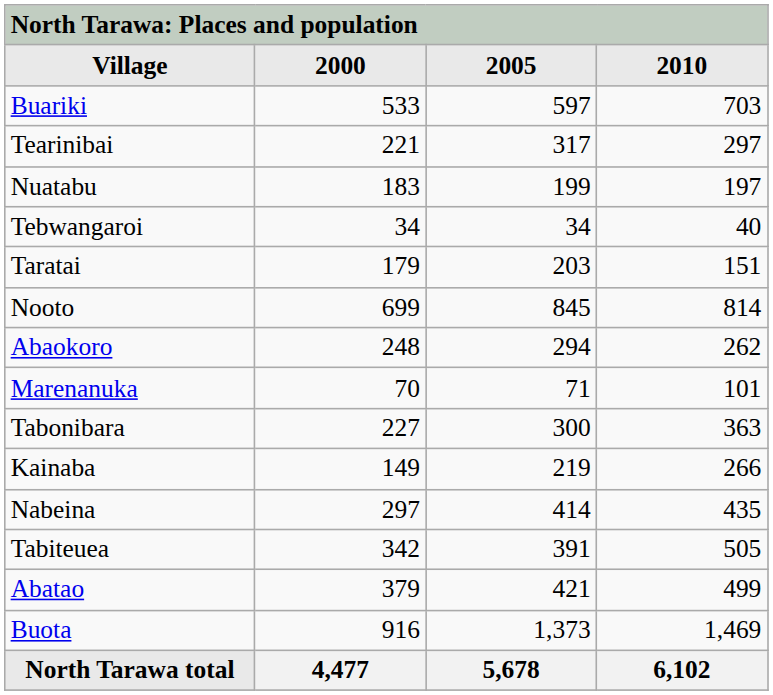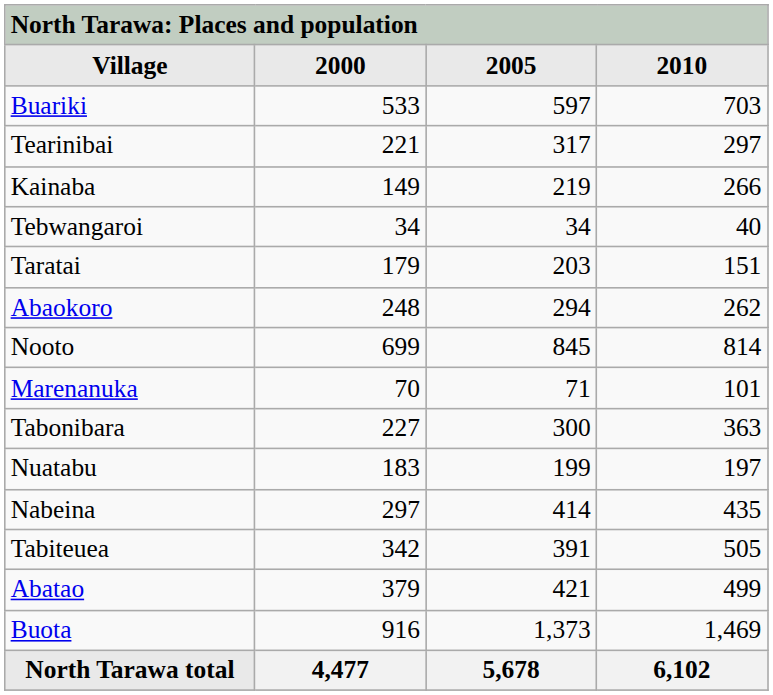rows swapped: (54, 186) <-> (53, 468)
rows swapped: (42, 307) <-> (62, 347)
